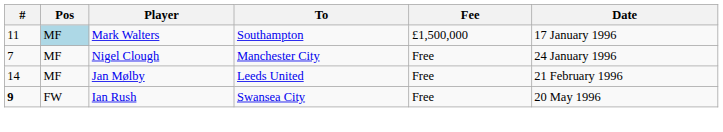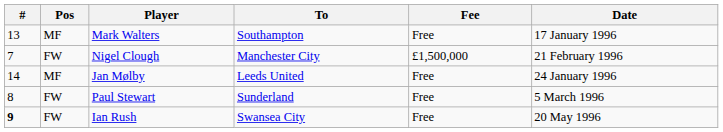(13, 35) 11 -> (14, 35) 13
(52, 35) lightblue background -> (52, 35) no background
(440, 35) £1,500,000 -> (423, 35) Free
(52, 56) MF -> (53, 56) FW
(423, 56) Free -> (440, 56) £1,500,000
(575, 56) 24 January 1996 -> (579, 56) 21 February 1996
(579, 76) 21 February 1996 -> (575, 76) 24 January 1996
+ row: (123, 97)
